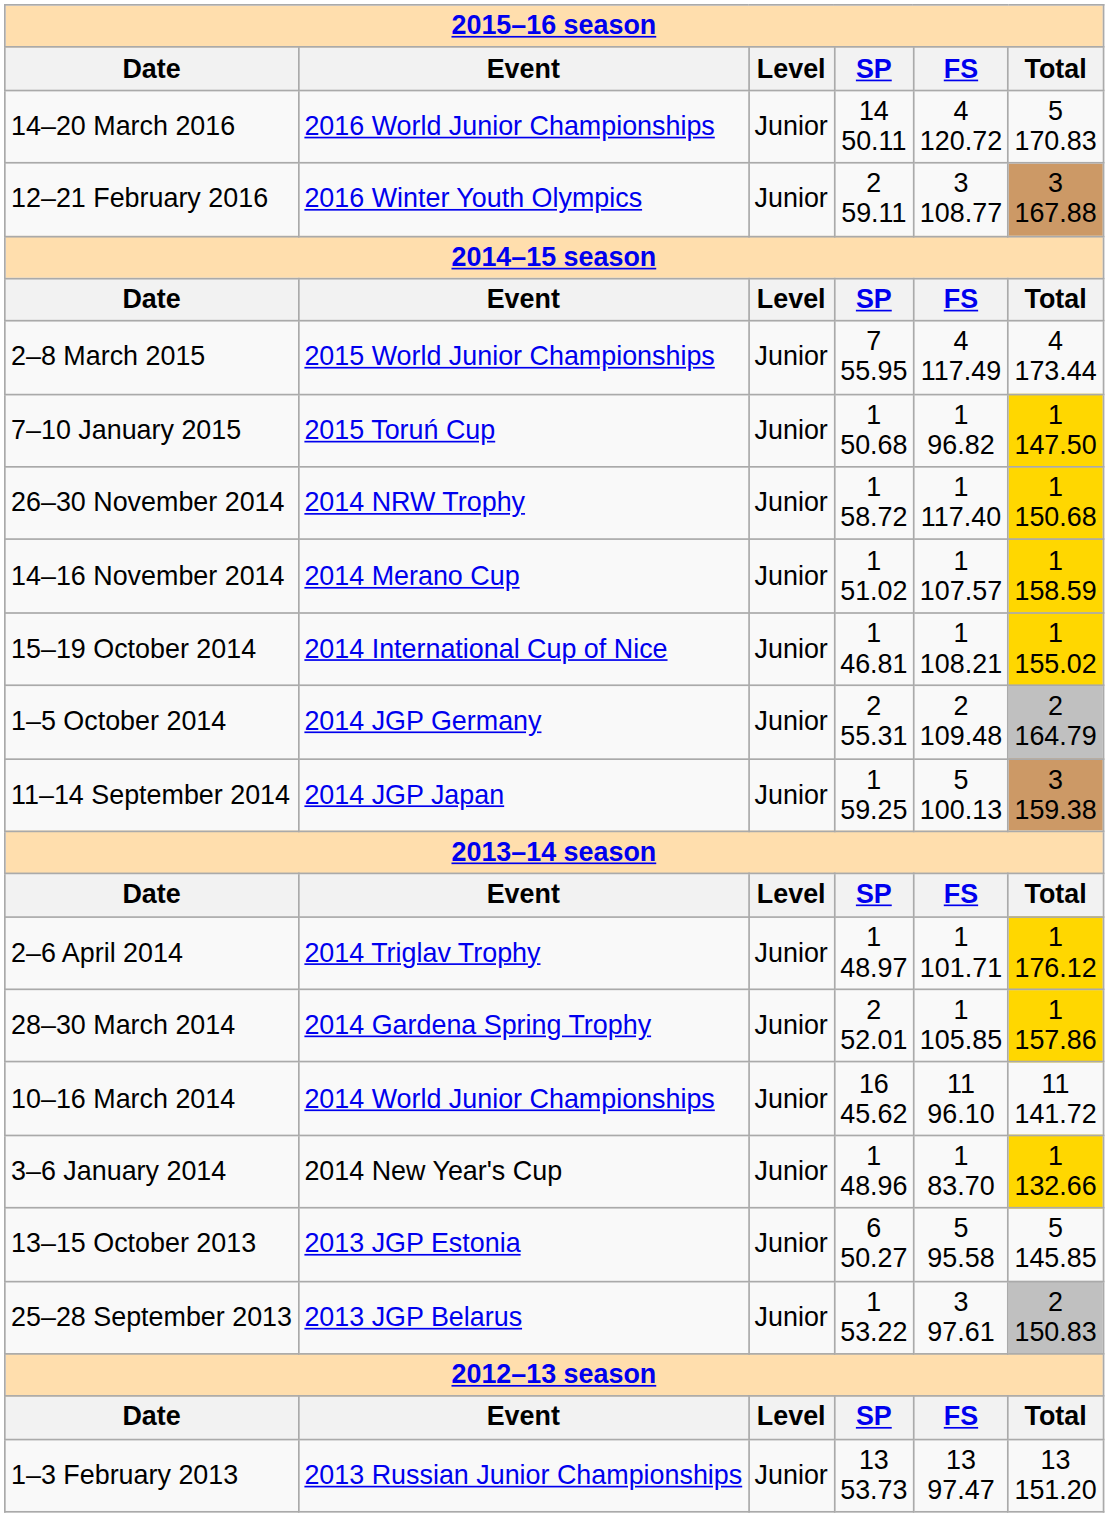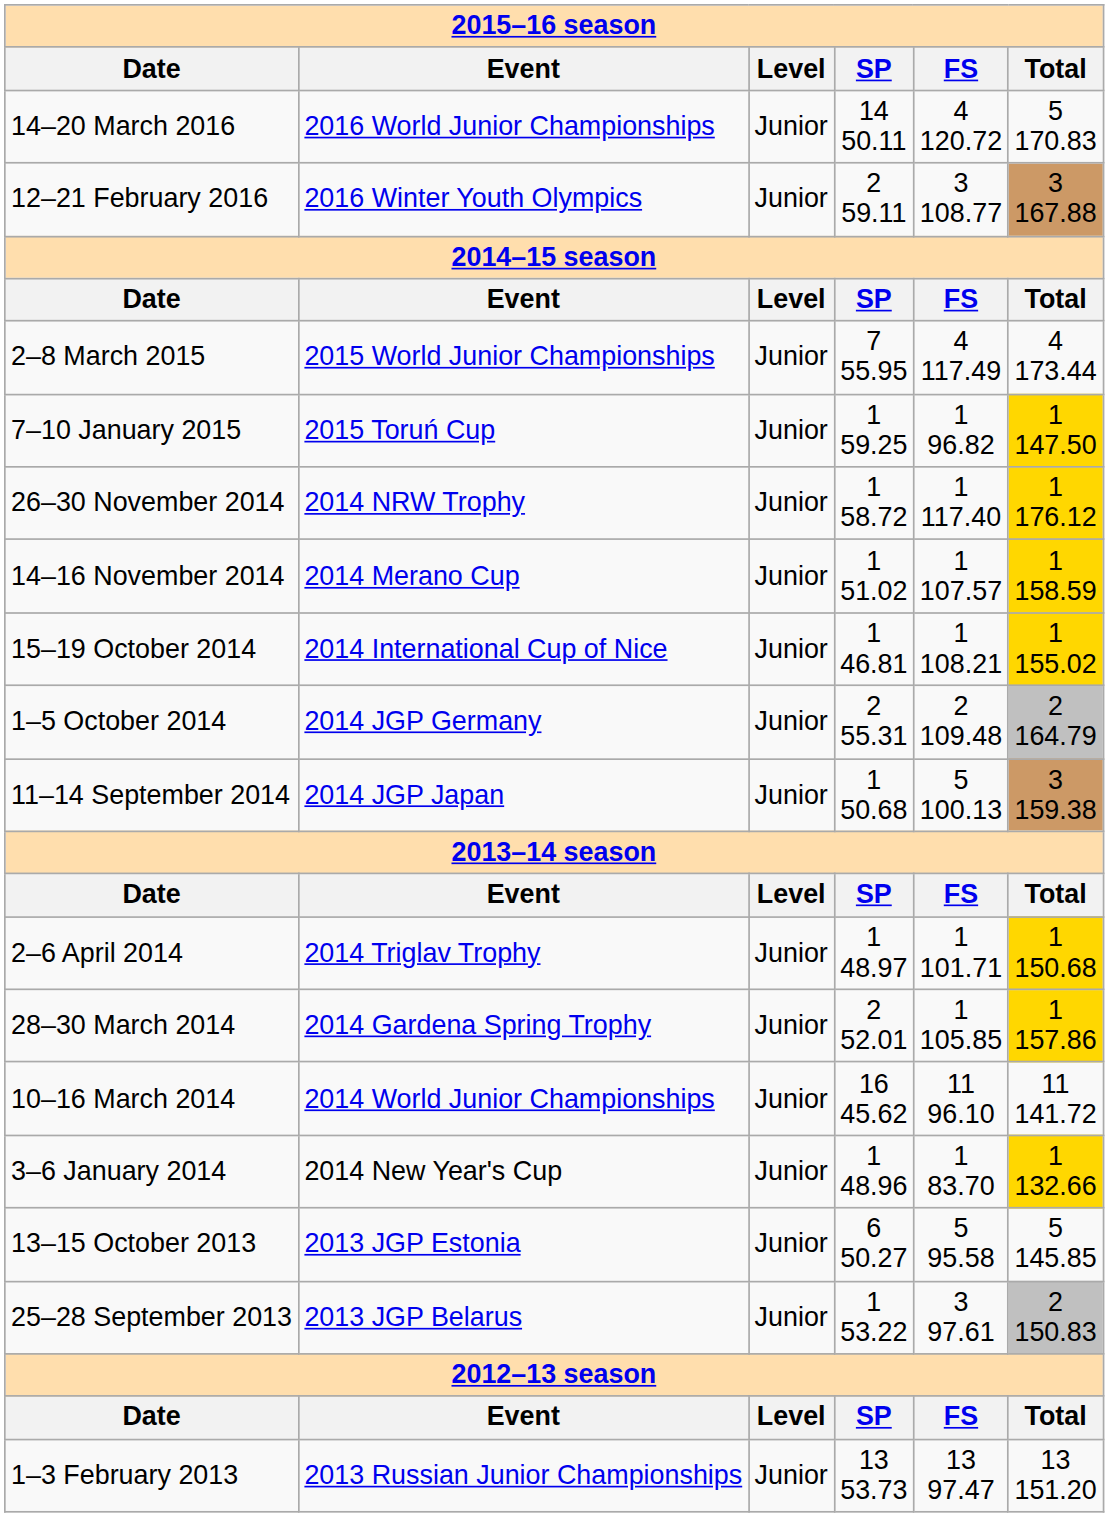(874, 430) 1 50.68 -> (874, 430) 1 59.25
(1056, 502) 1 150.68 -> (1056, 502) 1 176.12
(874, 794) 1 59.25 -> (874, 794) 1 50.68
(1056, 952) 1 176.12 -> (1056, 952) 1 150.68
